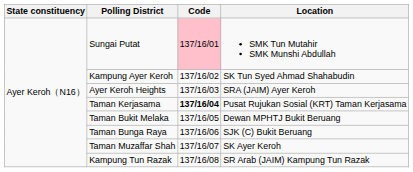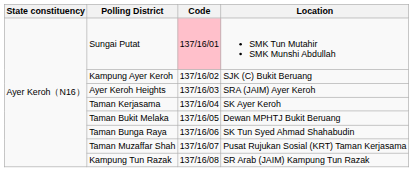(289, 76) SK Tun Syed Ahmad Shahabudin -> (268, 76) SJK (C) Bukit Beruang
(199, 104) bold -> (199, 104) normal
(315, 104) Pusat Rujukan Sosial (KRT) Taman Kerjasama -> (252, 104) SK Ayer Keroh
(268, 132) SJK (C) Bukit Beruang -> (289, 132) SK Tun Syed Ahmad Shahabudin
(252, 146) SK Ayer Keroh -> (315, 146) Pusat Rujukan Sosial (KRT) Taman Kerjasama
